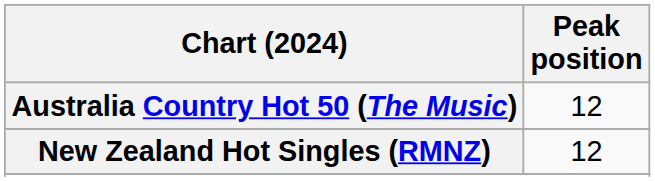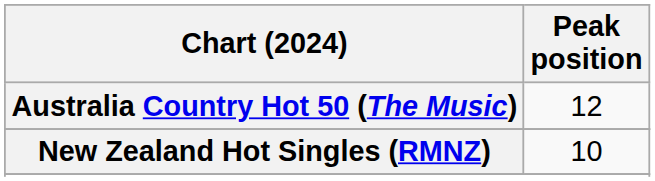(586, 151) 12 -> (586, 151) 10
